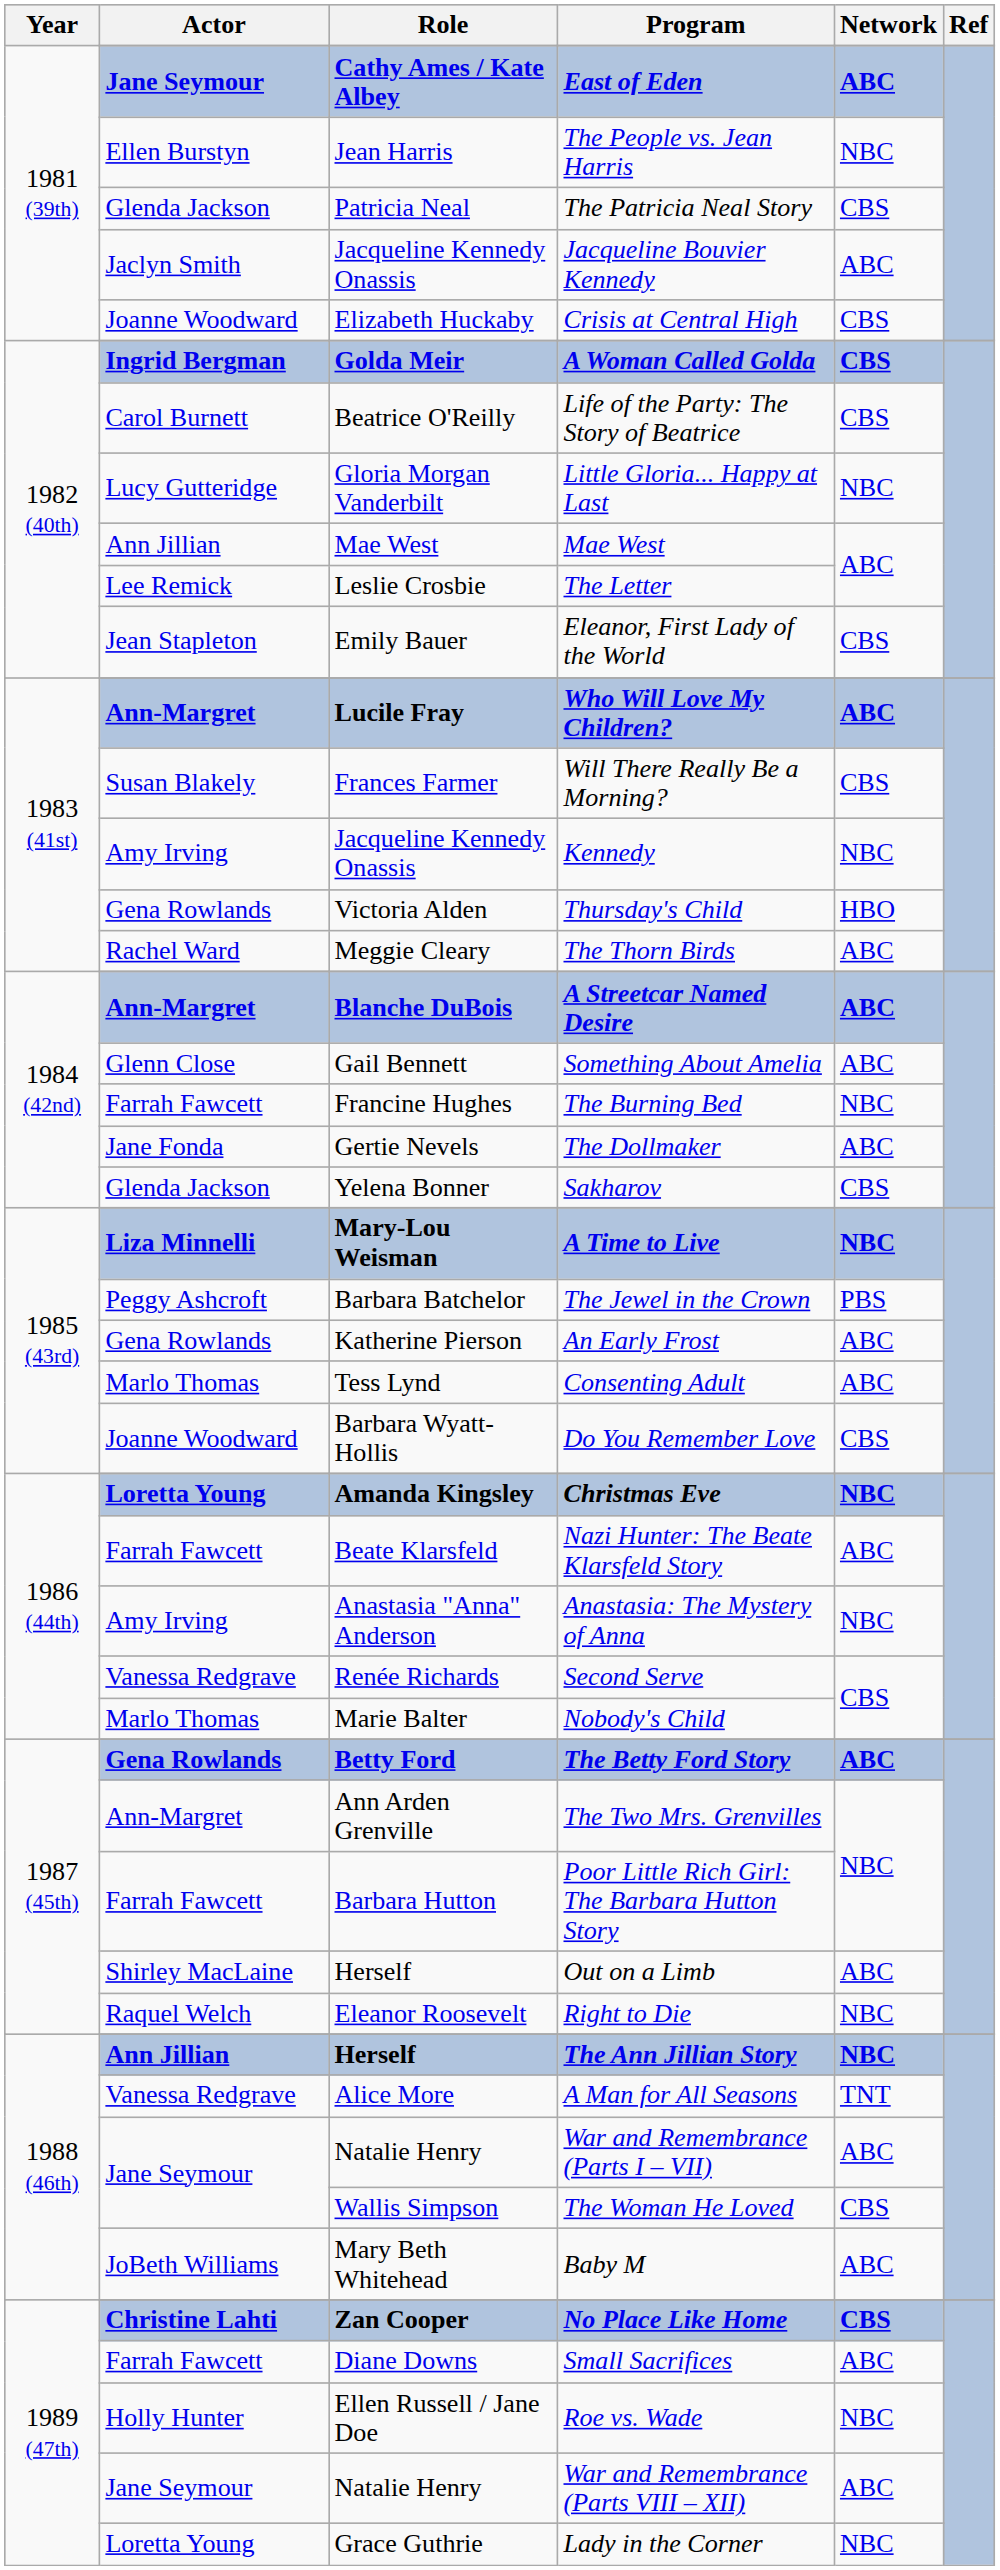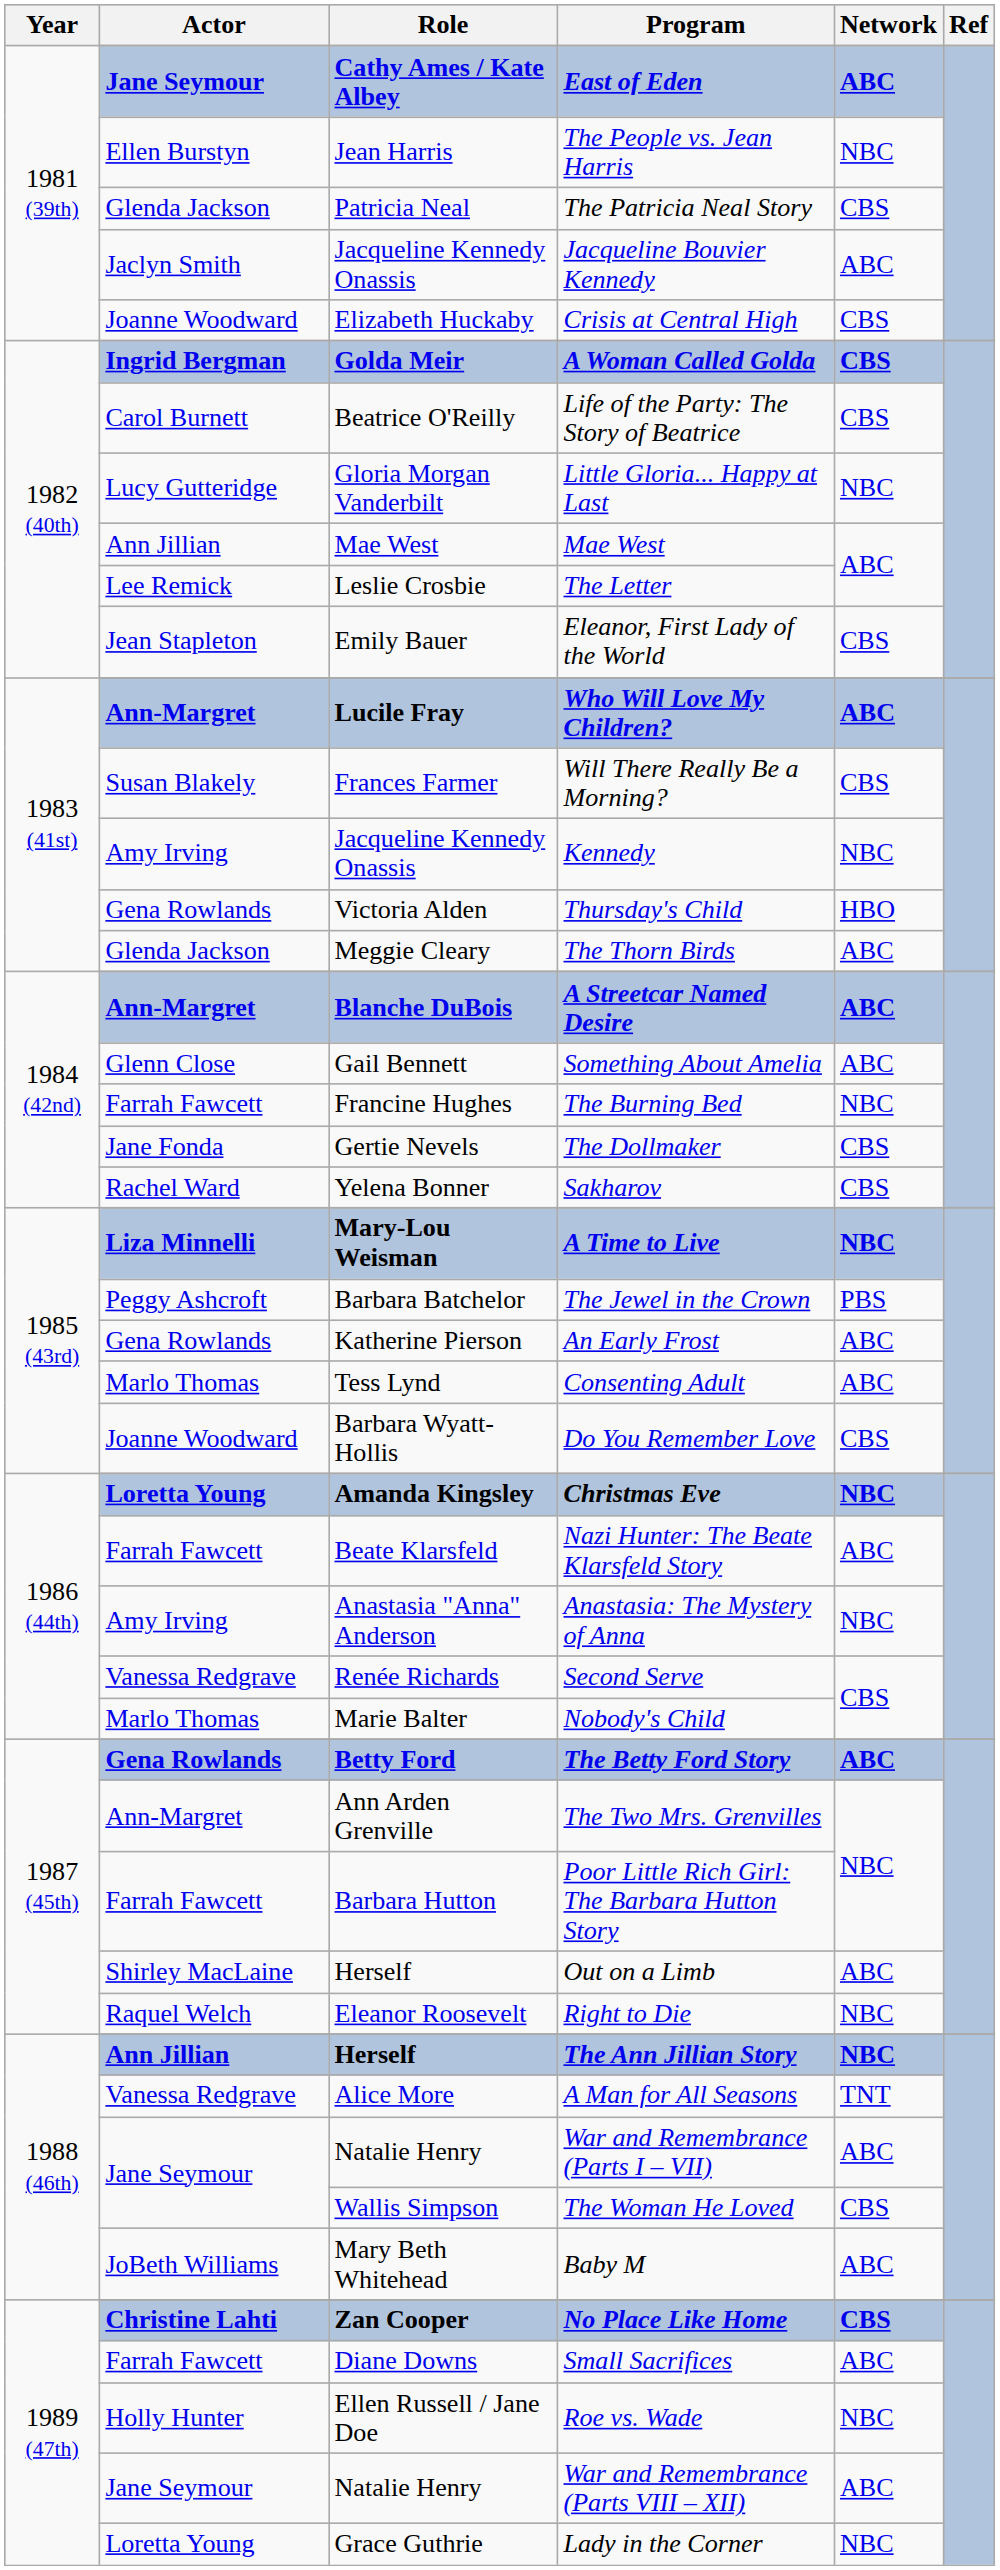(173, 951) Rachel Ward -> (188, 951) Glenda Jackson
(867, 1145) ABC -> (865, 1145) CBS
(188, 1187) Glenda Jackson -> (173, 1187) Rachel Ward
